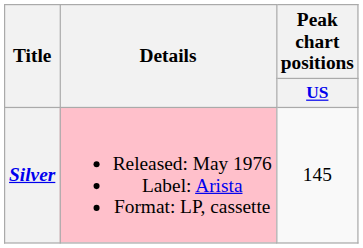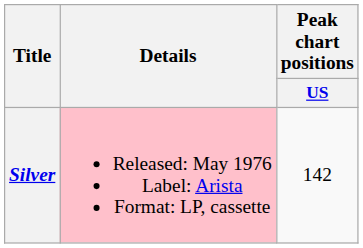(317, 174) 145 -> (317, 174) 142
